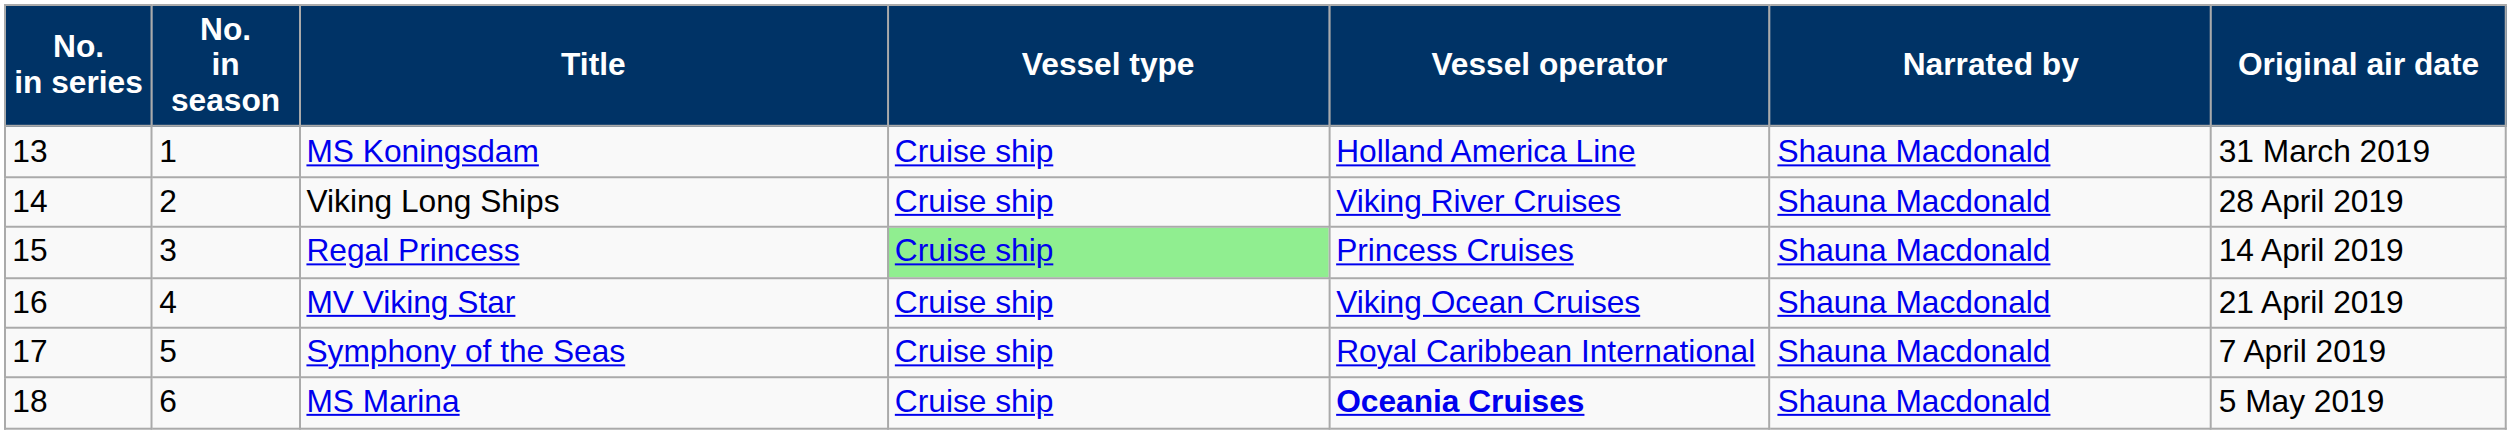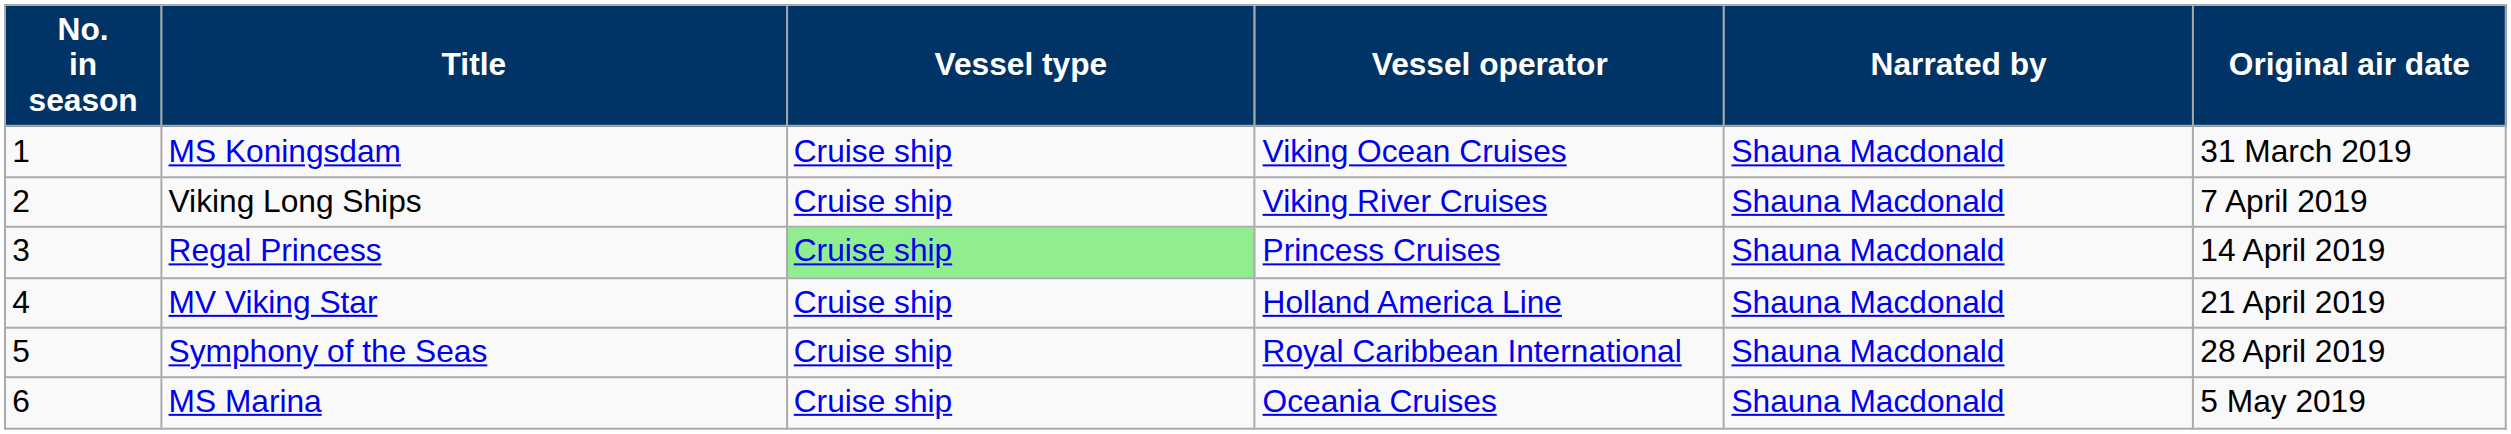- column: (79, 65)
(1486, 151) Holland America Line -> (1415, 151) Viking Ocean Cruises
(2311, 201) 28 April 2019 -> (2284, 201) 7 April 2019
(1488, 301) Viking Ocean Cruises -> (1412, 301) Holland America Line
(2302, 352) 7 April 2019 -> (2293, 352) 28 April 2019
(1460, 402) bold -> (1380, 402) normal
